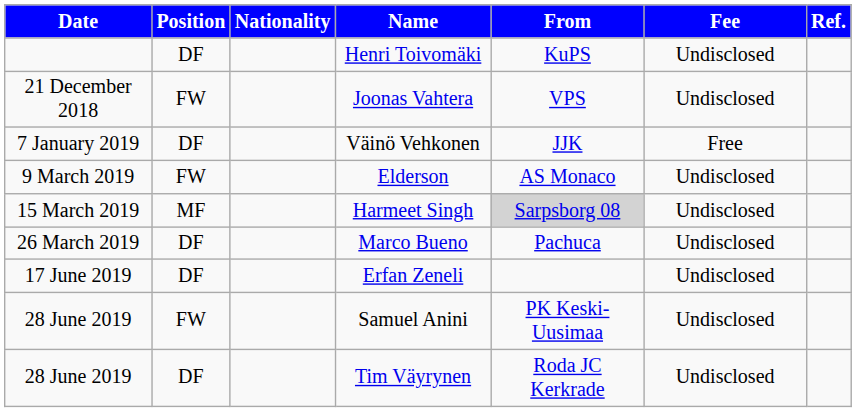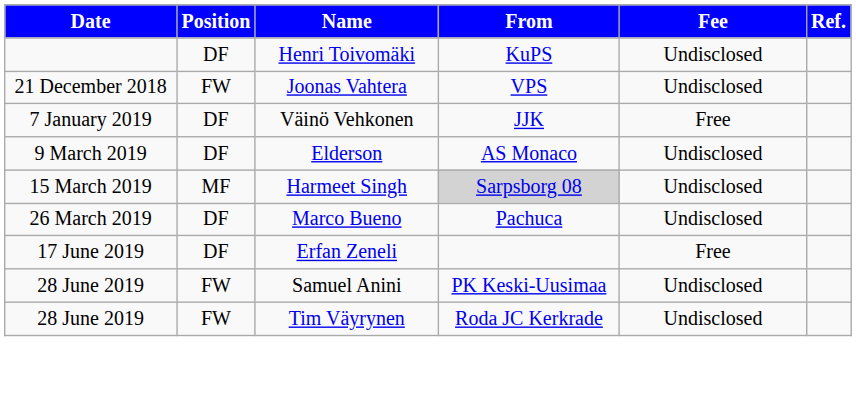- column: (283, 21)
(191, 177) FW -> (216, 153) DF
(725, 276) Undisclosed -> (713, 252) Free
(191, 377) DF -> (216, 318) FW
